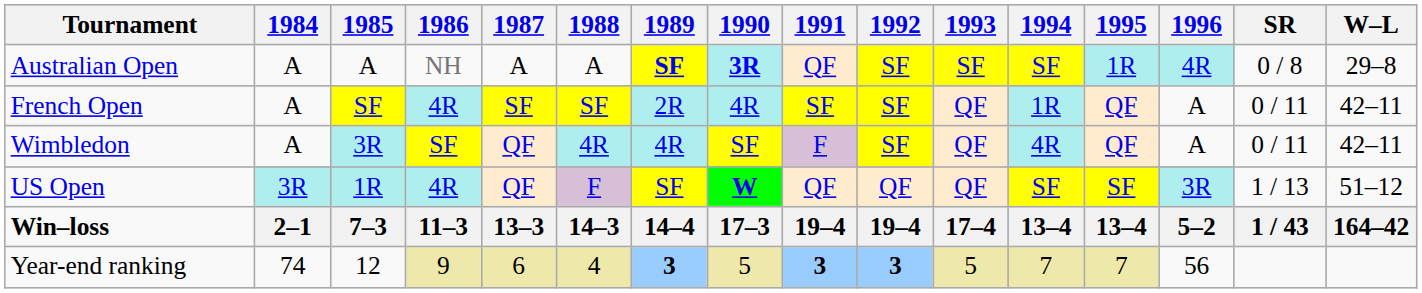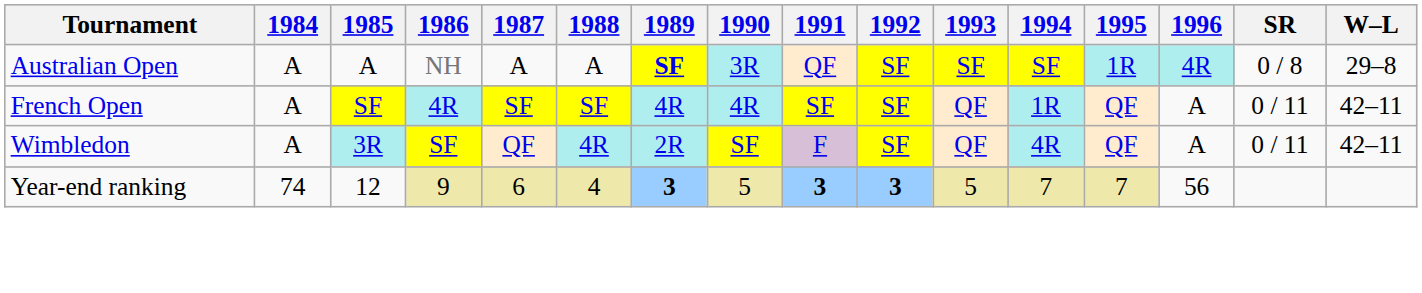(745, 65) bold -> (745, 65) normal
(669, 105) 2R -> (669, 105) 4R
(669, 145) 4R -> (669, 145) 2R
- row: (58, 186)
- row: (60, 226)
